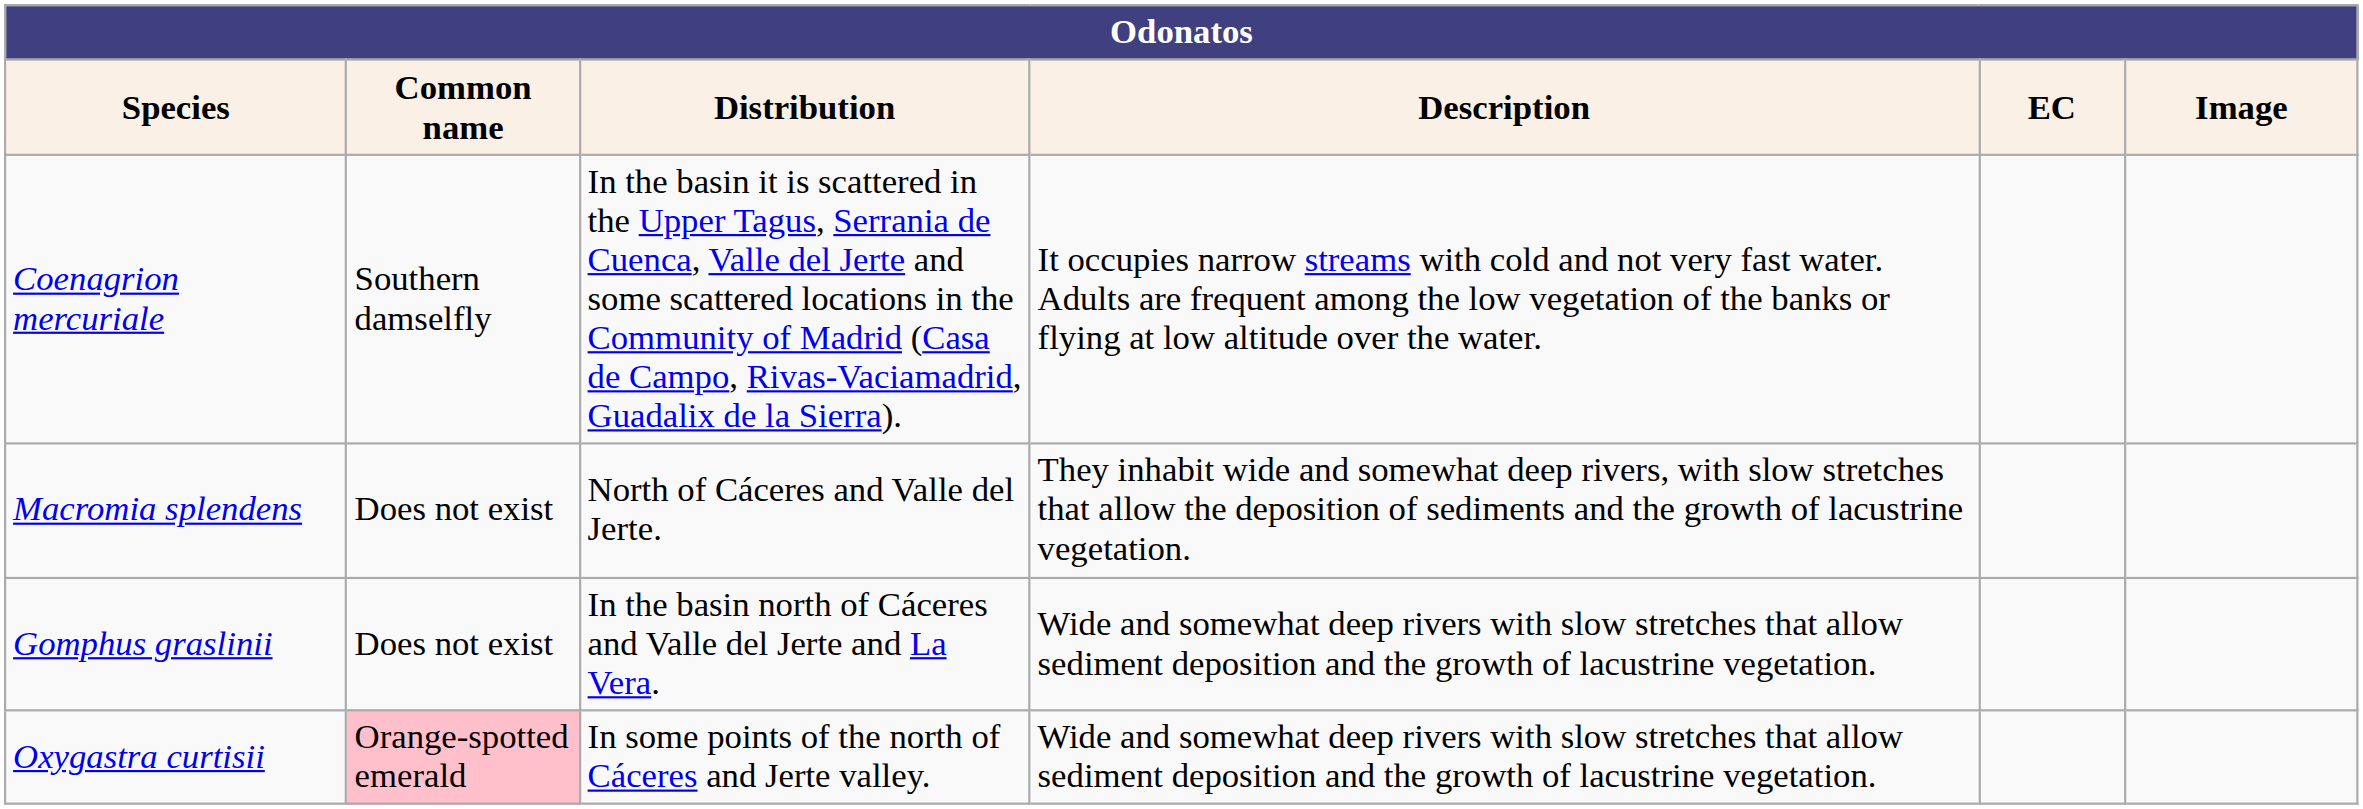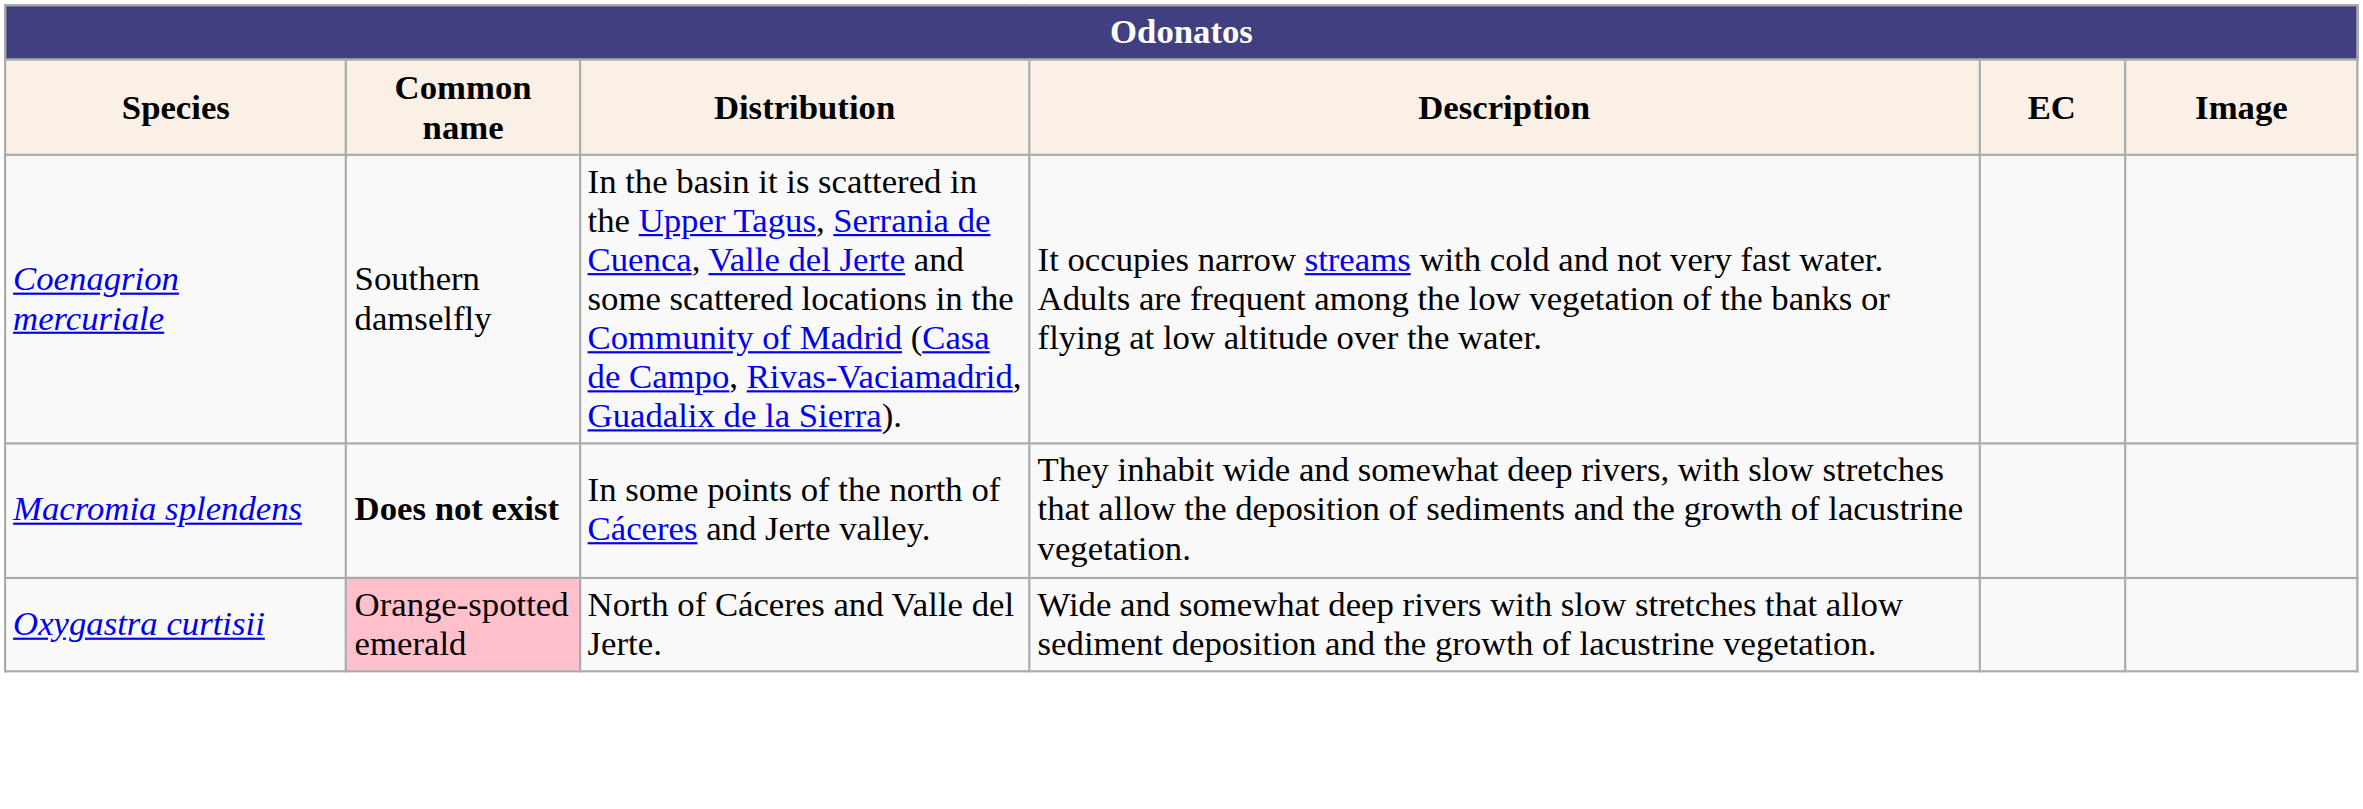(454, 509) normal -> (457, 509) bold
(801, 509) North of Cáceres and Valle del Jerte. -> (794, 509) In some points of the north of Cáceres and Jerte valley.
- row: (143, 642)
(794, 756) In some points of the north of Cáceres and Jerte valley. -> (801, 623) North of Cáceres and Valle del Jerte.
